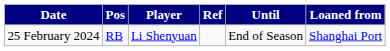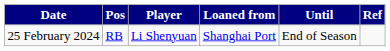columns swapped: (346, 14) <-> (212, 14)
